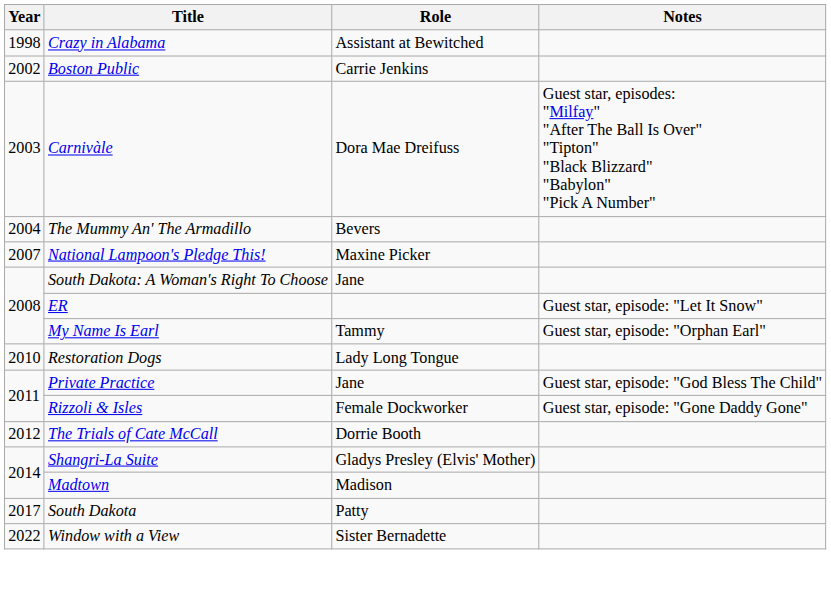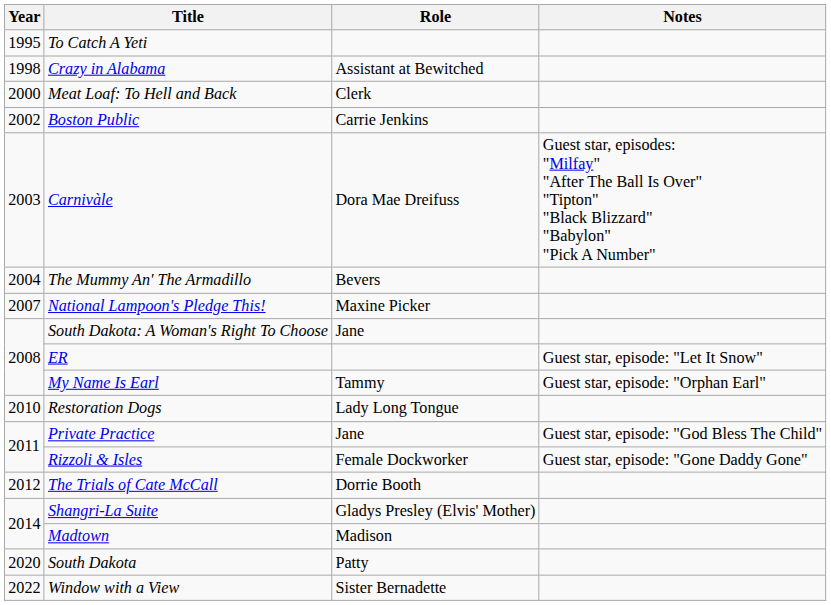+ row: (98, 42)
+ row: (142, 94)
(24, 510) 2017 -> (24, 562) 2020
